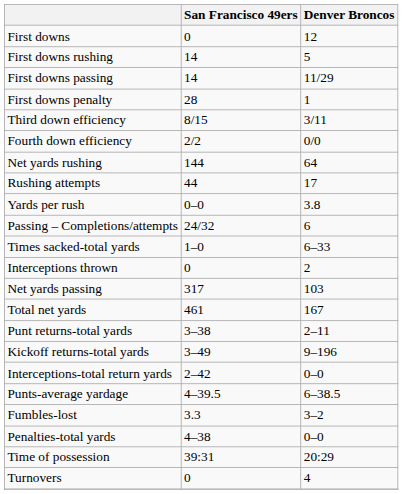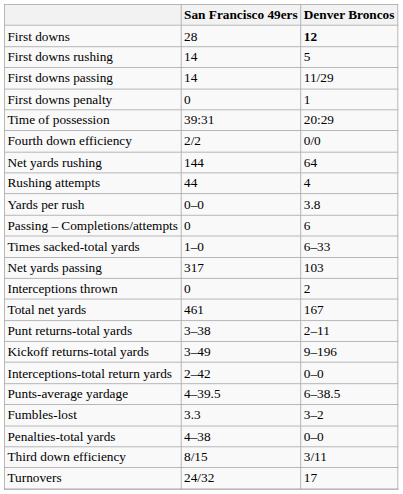(187, 36) 0 -> (191, 36) 28
(310, 36) normal -> (310, 36) bold
(191, 99) 28 -> (187, 99) 0
rows swapped: (67, 120) <-> (59, 457)
(310, 183) 17 -> (307, 183) 4
(199, 225) 24/32 -> (187, 225) 0
rows swapped: (63, 267) <-> (55, 288)
(187, 478) 0 -> (199, 478) 24/32
(307, 478) 4 -> (310, 478) 17
